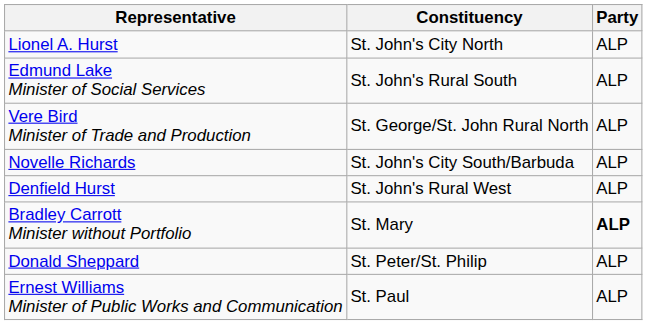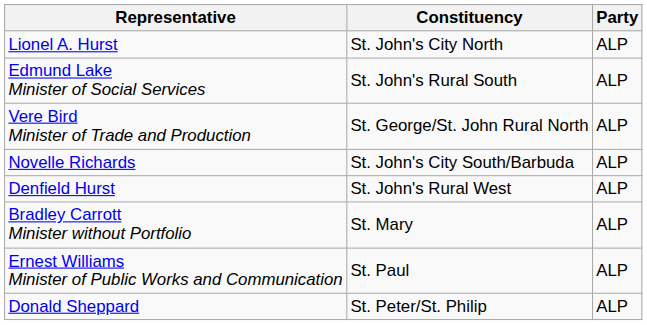(613, 224) bold -> (612, 224) normal
rows swapped: (74, 261) <-> (176, 297)
